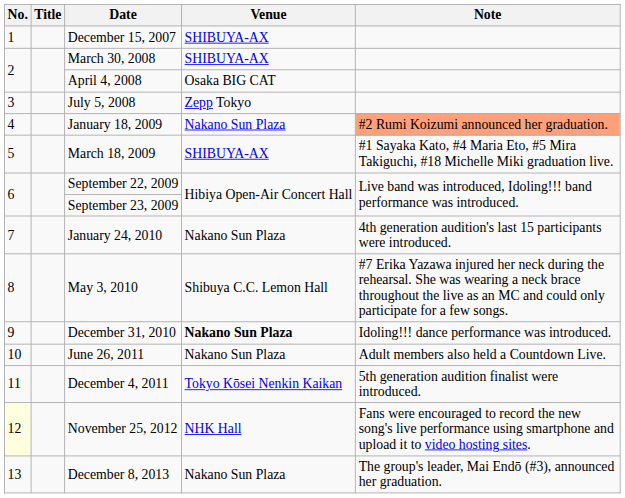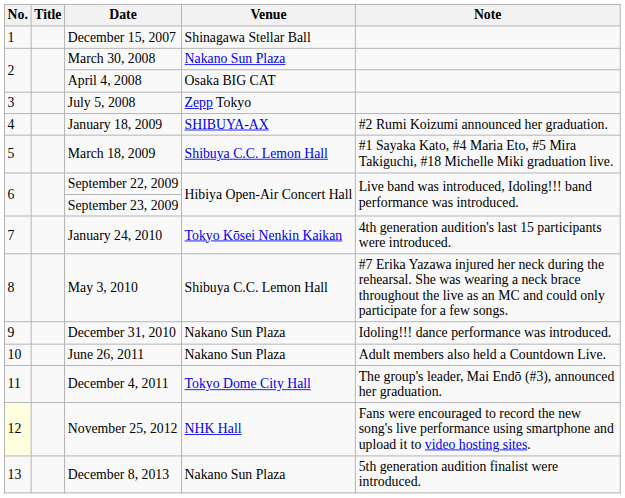(227, 37) SHIBUYA-AX -> (248, 37) Shinagawa Stellar Ball
(227, 59) SHIBUYA-AX -> (235, 59) Nakano Sun Plaza
(235, 124) Nakano Sun Plaza -> (227, 124) SHIBUYA-AX
(483, 124) lightsalmon background -> (483, 124) no background
(227, 154) SHIBUYA-AX -> (256, 154) Shibuya C.C. Lemon Hall
(235, 235) Nakano Sun Plaza -> (263, 235) Tokyo Kōsei Nenkin Kaikan
(239, 332) bold -> (235, 332) normal
(263, 384) Tokyo Kōsei Nenkin Kaikan -> (248, 384) Tokyo Dome City Hall
(458, 384) 5th generation audition finalist were introduced. -> (487, 384) The group's leader, Mai Endō (#3), announced her graduation.
(487, 474) The group's leader, Mai Endō (#3), announced her graduation. -> (458, 474) 5th generation audition finalist were introduced.
